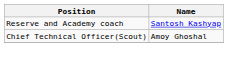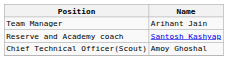+ row: (34, 23)
